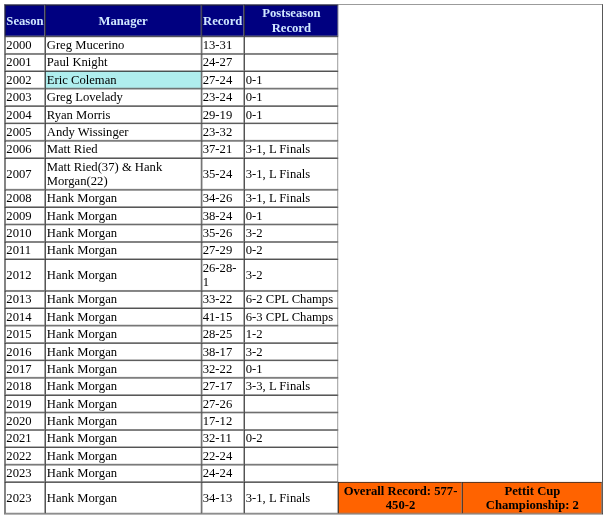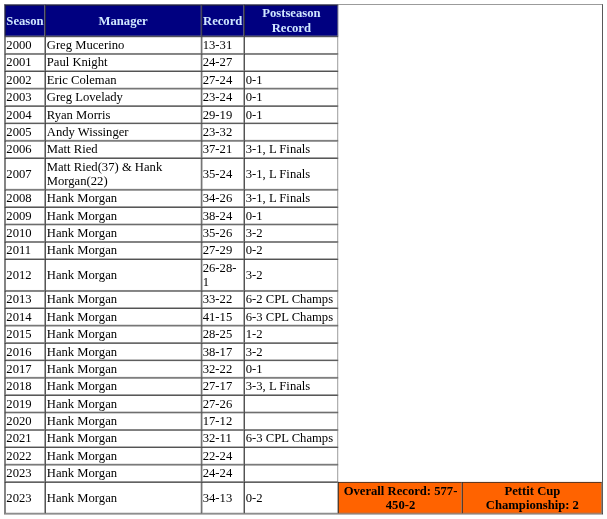(82, 79) paleturquoise background -> (82, 79) no background
(254, 438) 0-2 -> (289, 438) 6-3 CPL Champs
(278, 497) 3-1, L Finals -> (254, 497) 0-2
